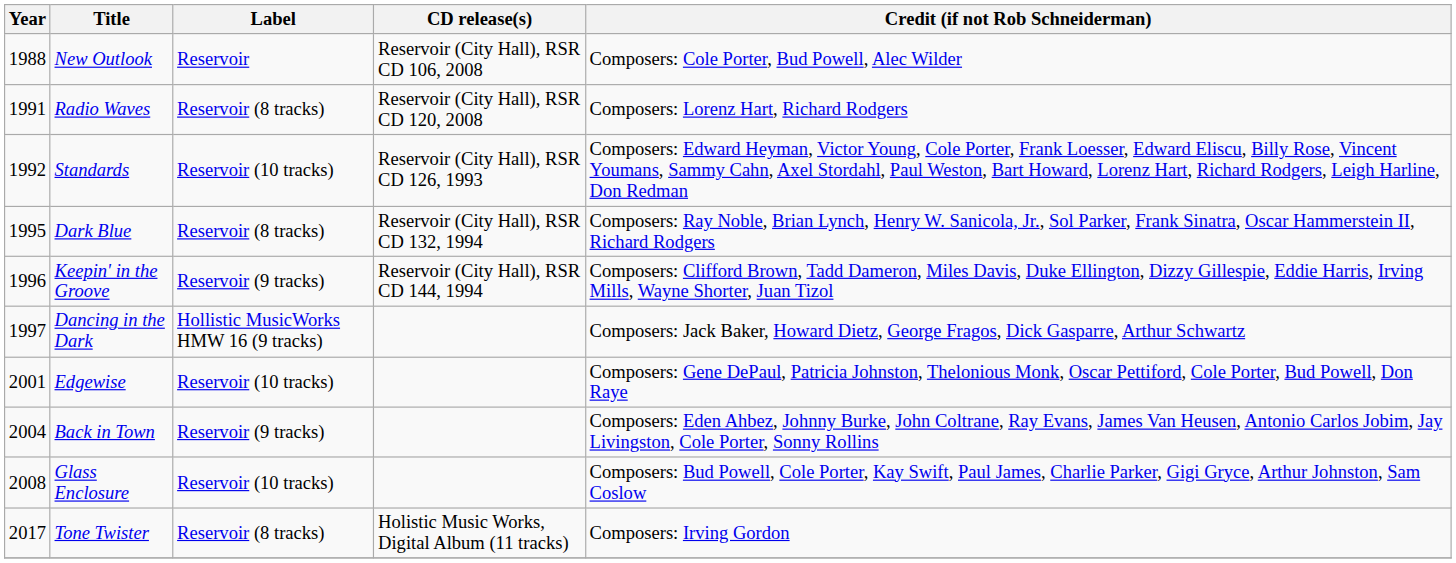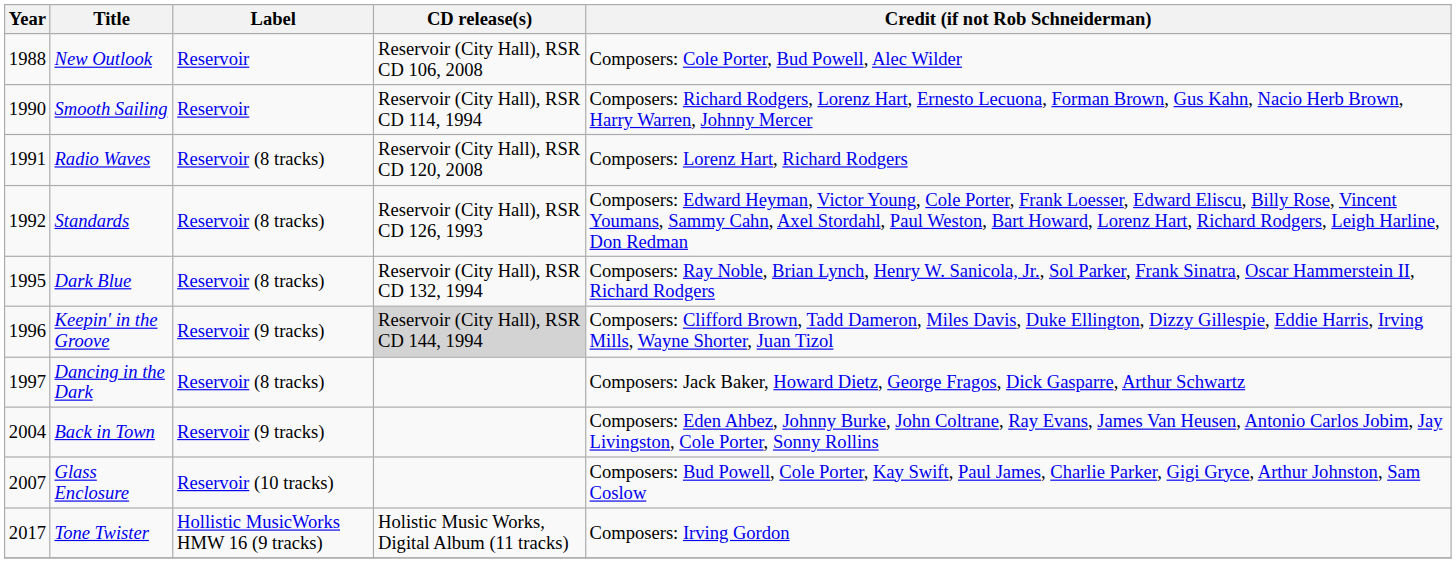+ row: (111, 109)
(255, 170) Reservoir (10 tracks) -> (251, 220) Reservoir (8 tracks)
(479, 281) no background -> (479, 331) lightgrey background
(259, 331) Hollistic MusicWorks HMW 16 (9 tracks) -> (251, 381) Reservoir (8 tracks)
- row: (90, 381)
(27, 482) 2008 -> (27, 482) 2007
(251, 532) Reservoir (8 tracks) -> (259, 532) Hollistic MusicWorks HMW 16 (9 tracks)
